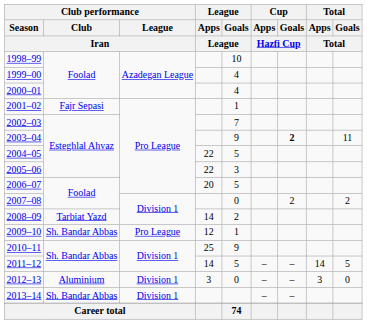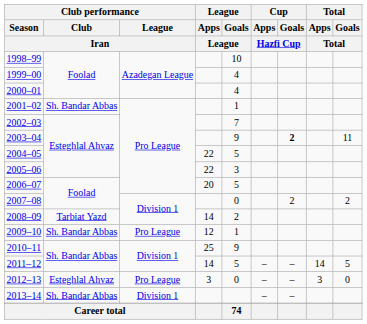(82, 106) Fajr Sepasi -> (82, 106) Sh. Bandar Abbas
(82, 279) Aluminium -> (82, 279) Esteghlal Ahvaz
(157, 279) Division 1 -> (157, 279) Pro League
